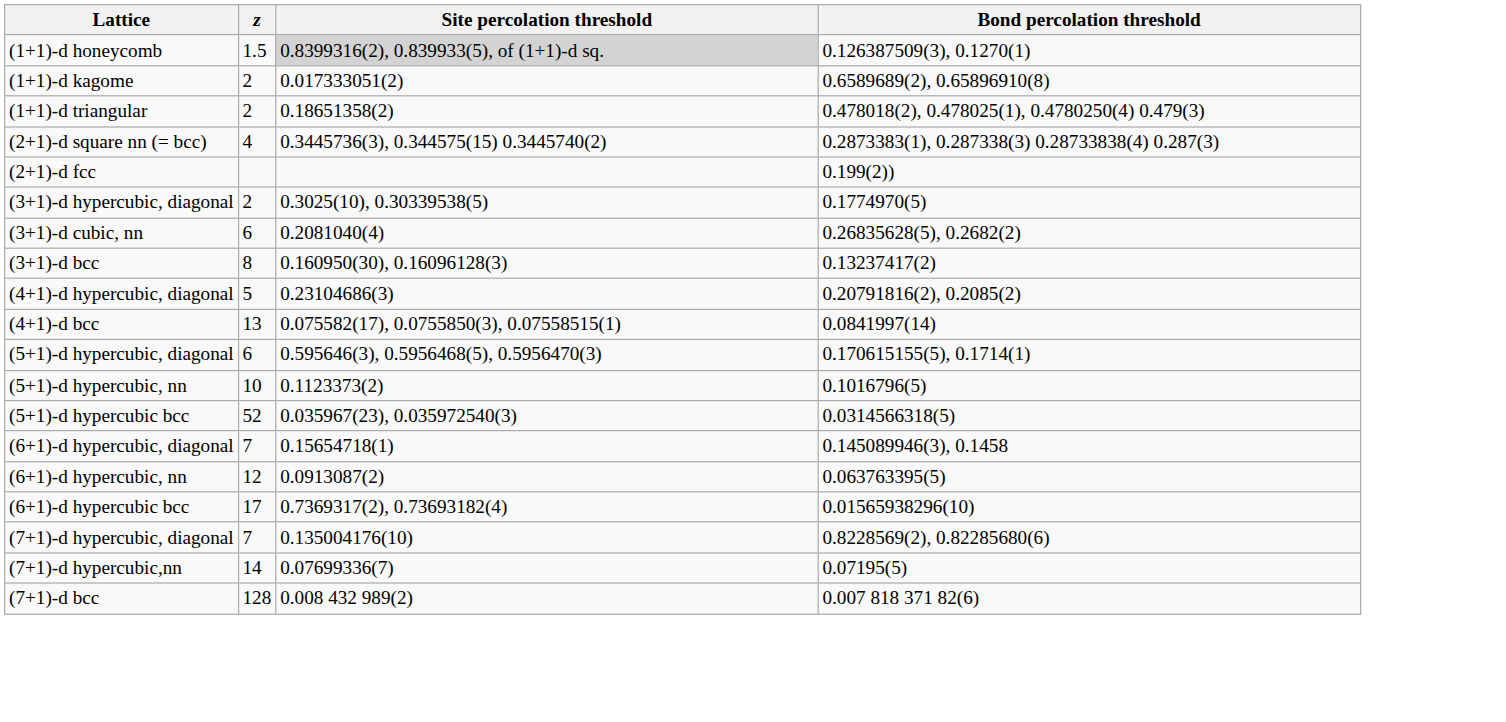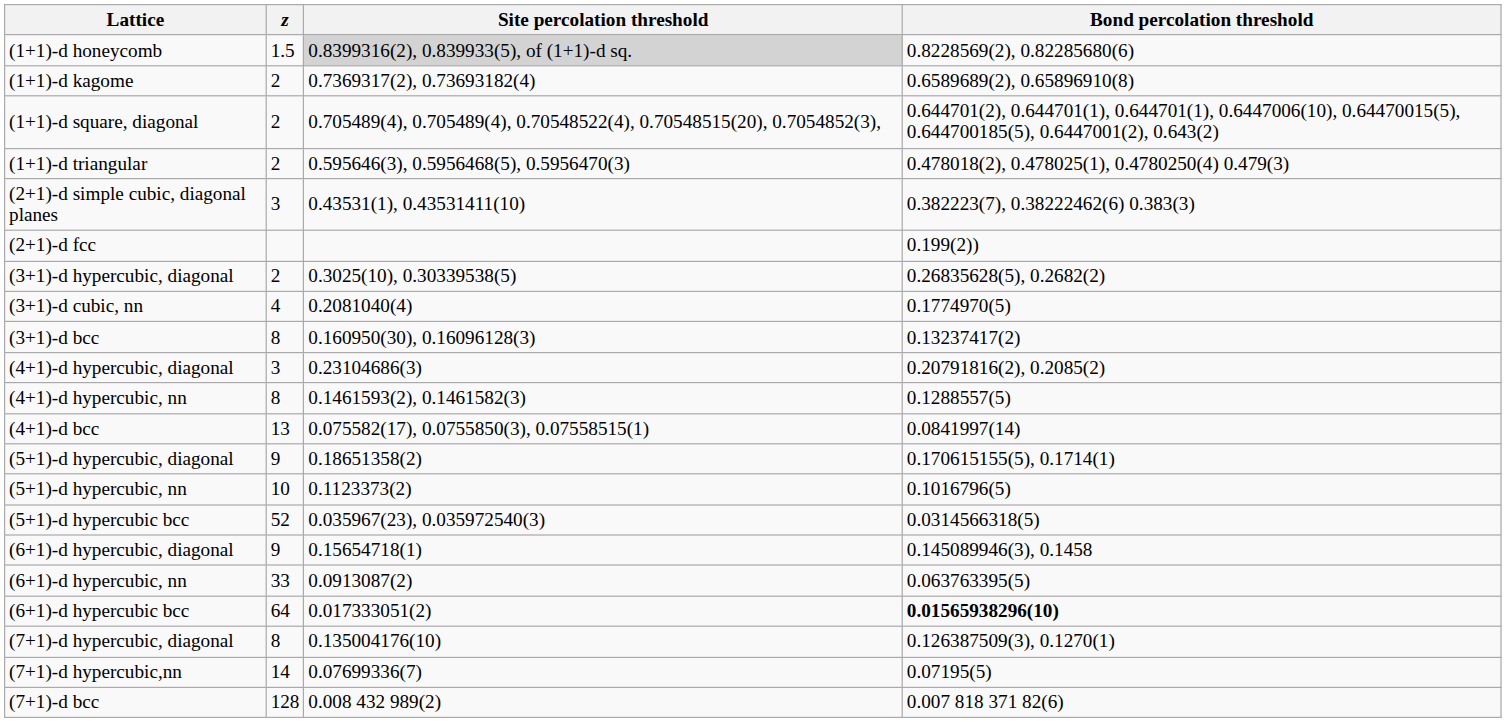(926, 50) 0.126387509(3), 0.1270(1) -> (1020, 50) 0.8228569(2), 0.82285680(6)
(342, 80) 0.017333051(2) -> (422, 80) 0.7369317(2), 0.73693182(4)
+ row: (104, 121)
(337, 111) 0.18651358(2) -> (469, 163) 0.595646(3), 0.5956468(5), 0.5956470(3)
+ row: (127, 204)
- row: (108, 141)
(874, 202) 0.1774970(5) -> (1006, 276) 0.26835628(5), 0.2682(2)
(247, 232) 6 -> (275, 306) 4
(922, 232) 0.26835628(5), 0.2682(2) -> (959, 306) 0.1774970(5)
(247, 293) 5 -> (275, 367) 3
+ row: (98, 397)
(247, 354) 6 -> (275, 458) 9
(441, 354) 0.595646(3), 0.5956468(5), 0.5956470(3) -> (365, 458) 0.18651358(2)
(247, 446) 7 -> (275, 550) 9
(252, 476) 12 -> (280, 580) 33
(252, 506) 17 -> (280, 611) 64
(394, 506) 0.7369317(2), 0.73693182(4) -> (370, 611) 0.017333051(2)
(898, 506) normal -> (983, 611) bold
(247, 537) 7 -> (275, 641) 8
(936, 537) 0.8228569(2), 0.82285680(6) -> (1011, 641) 0.126387509(3), 0.1270(1)
